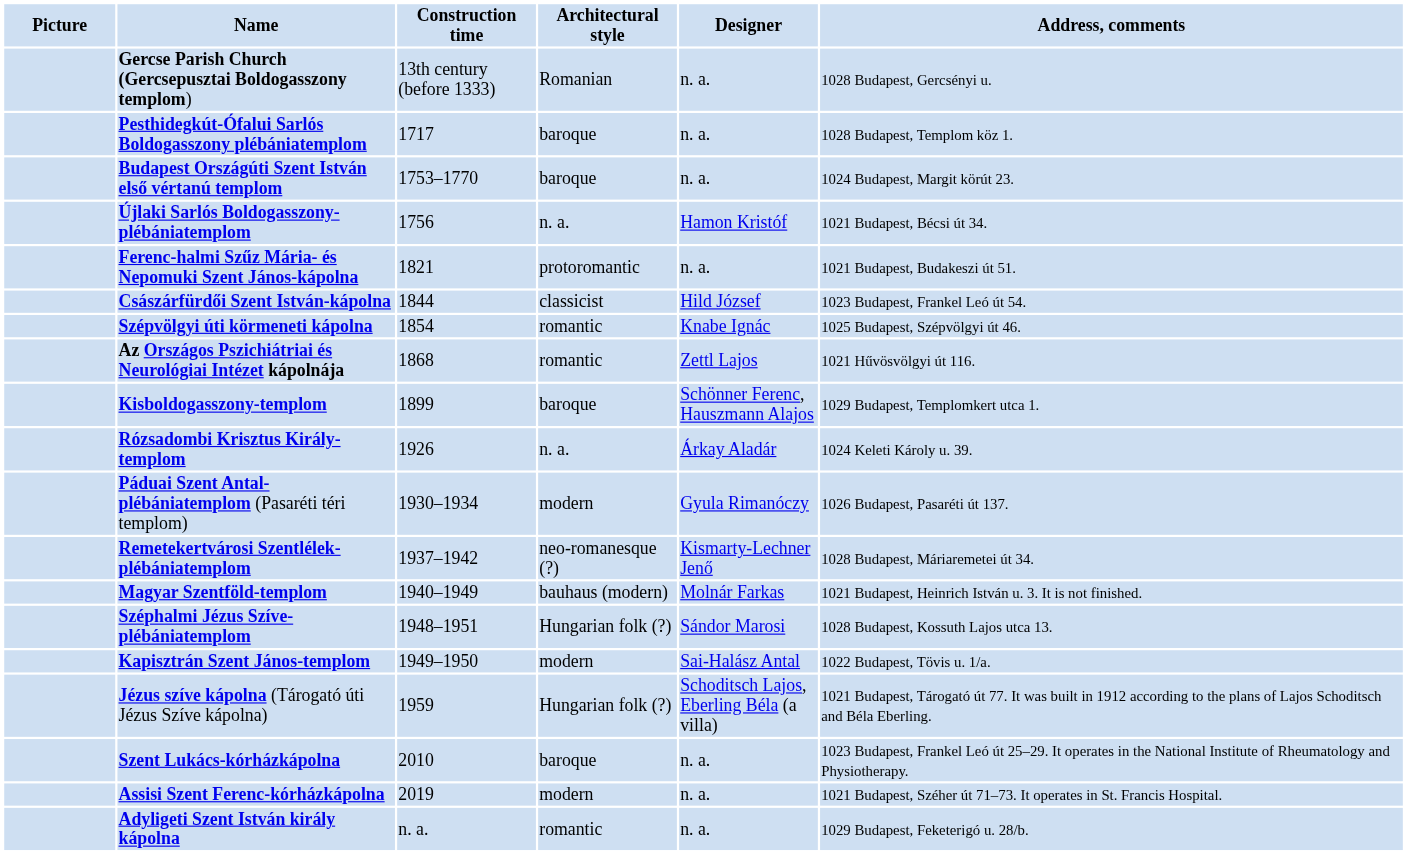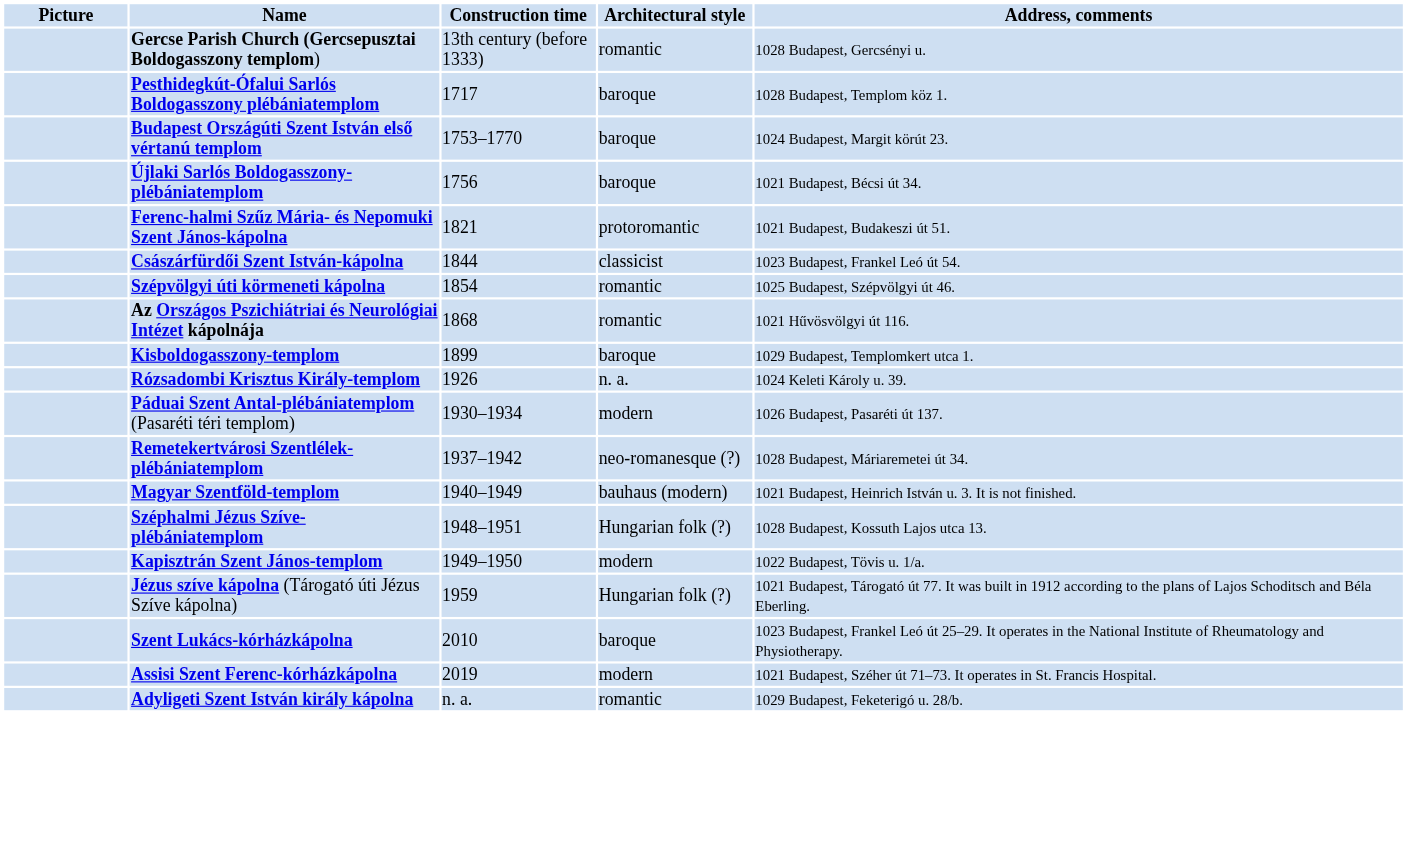- column: (748, 25)
(576, 79) Romanian -> (630, 49) romantic
(554, 222) n. a. -> (627, 182) baroque
